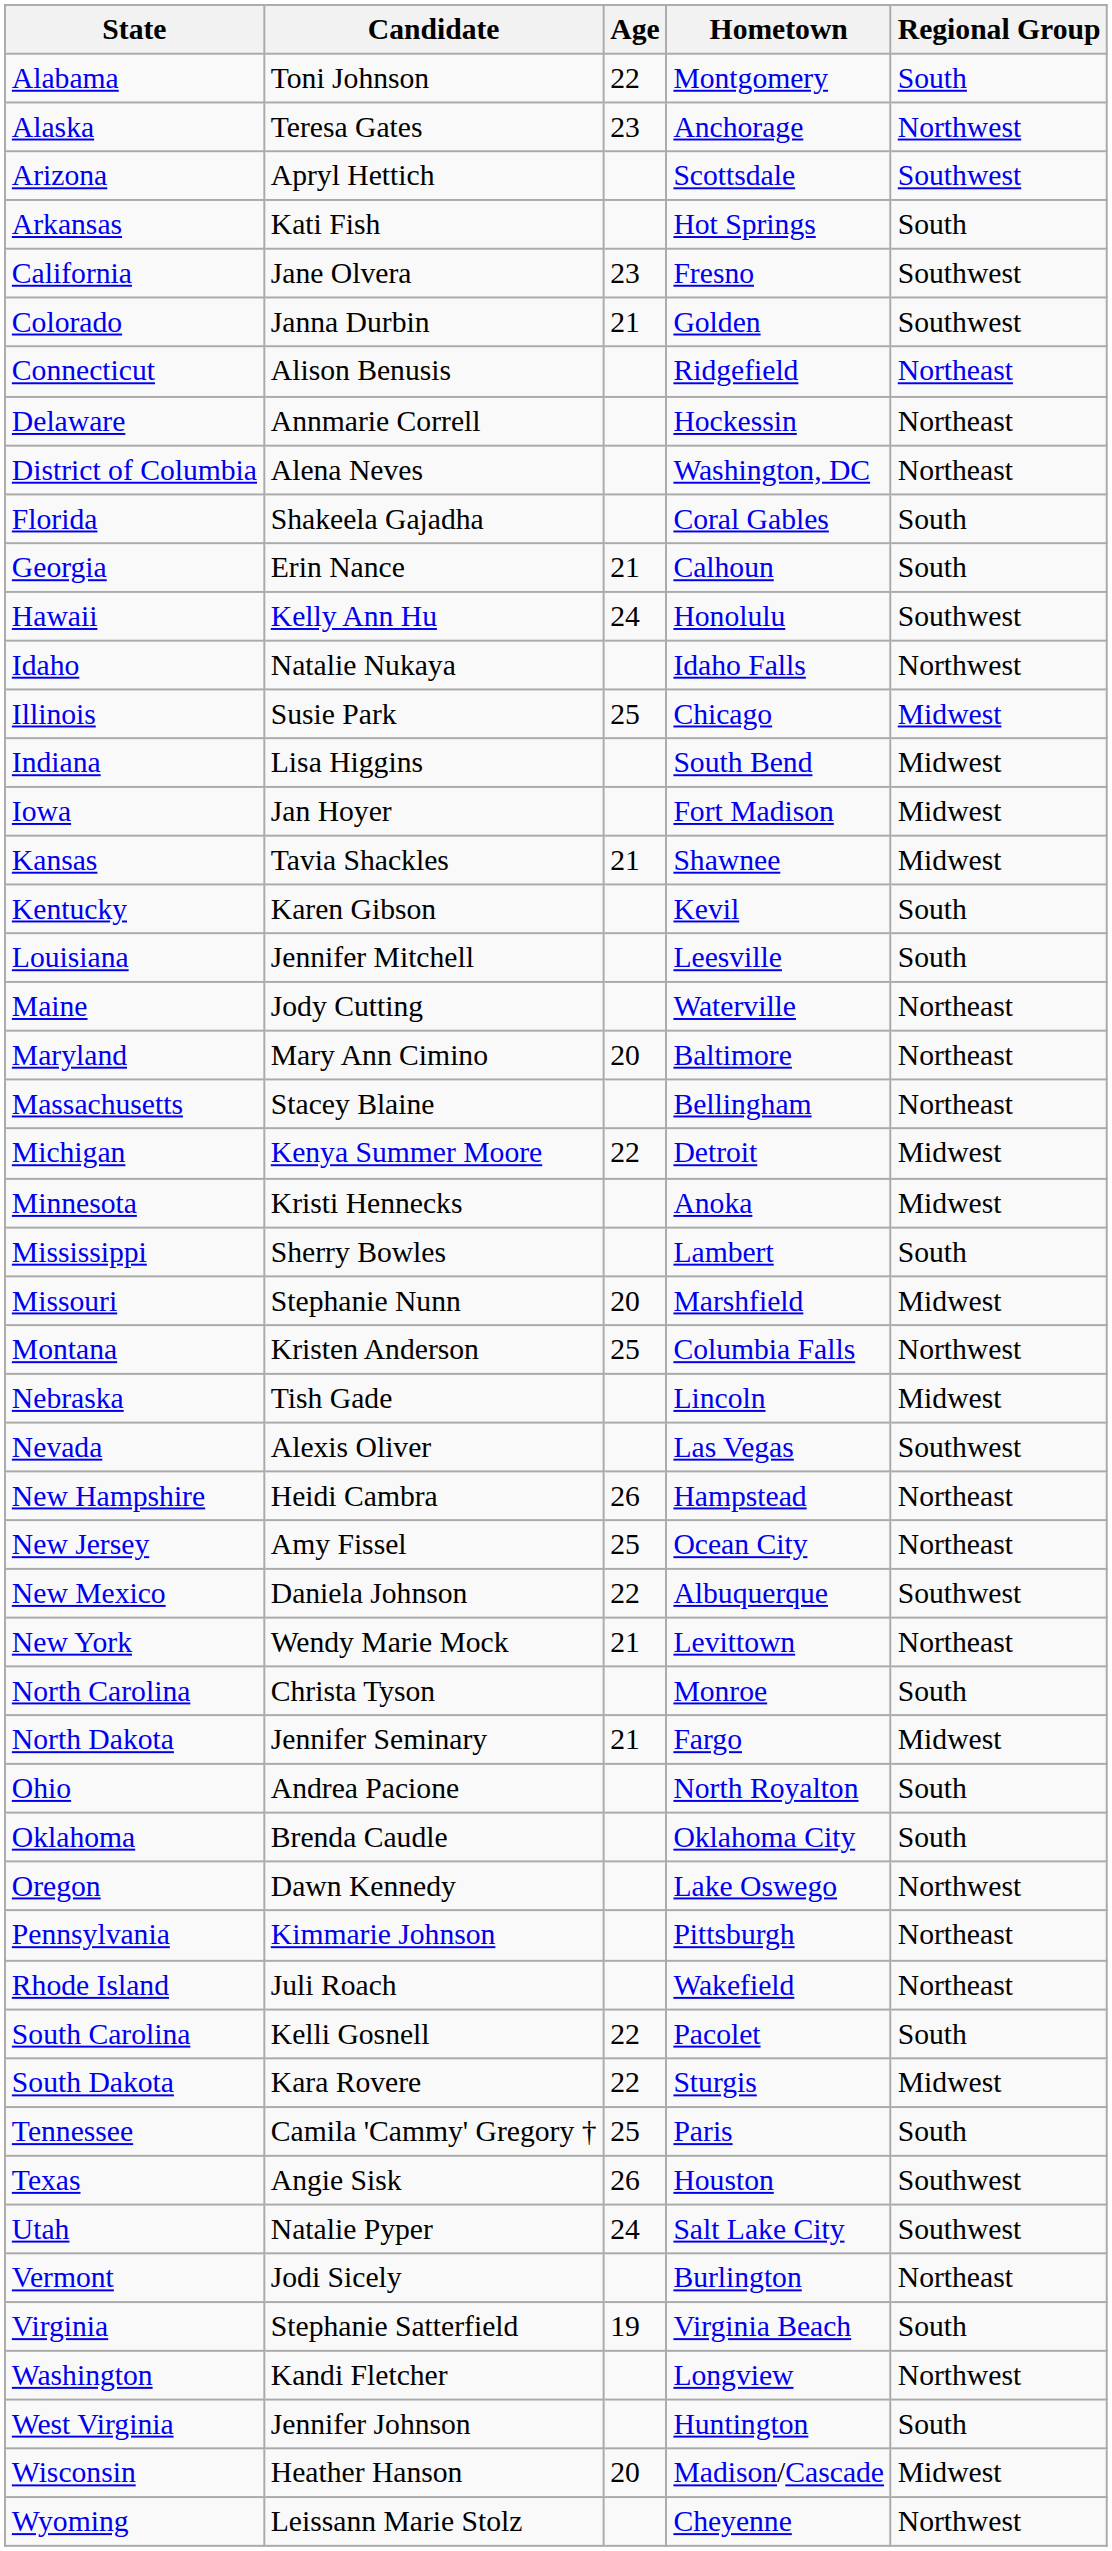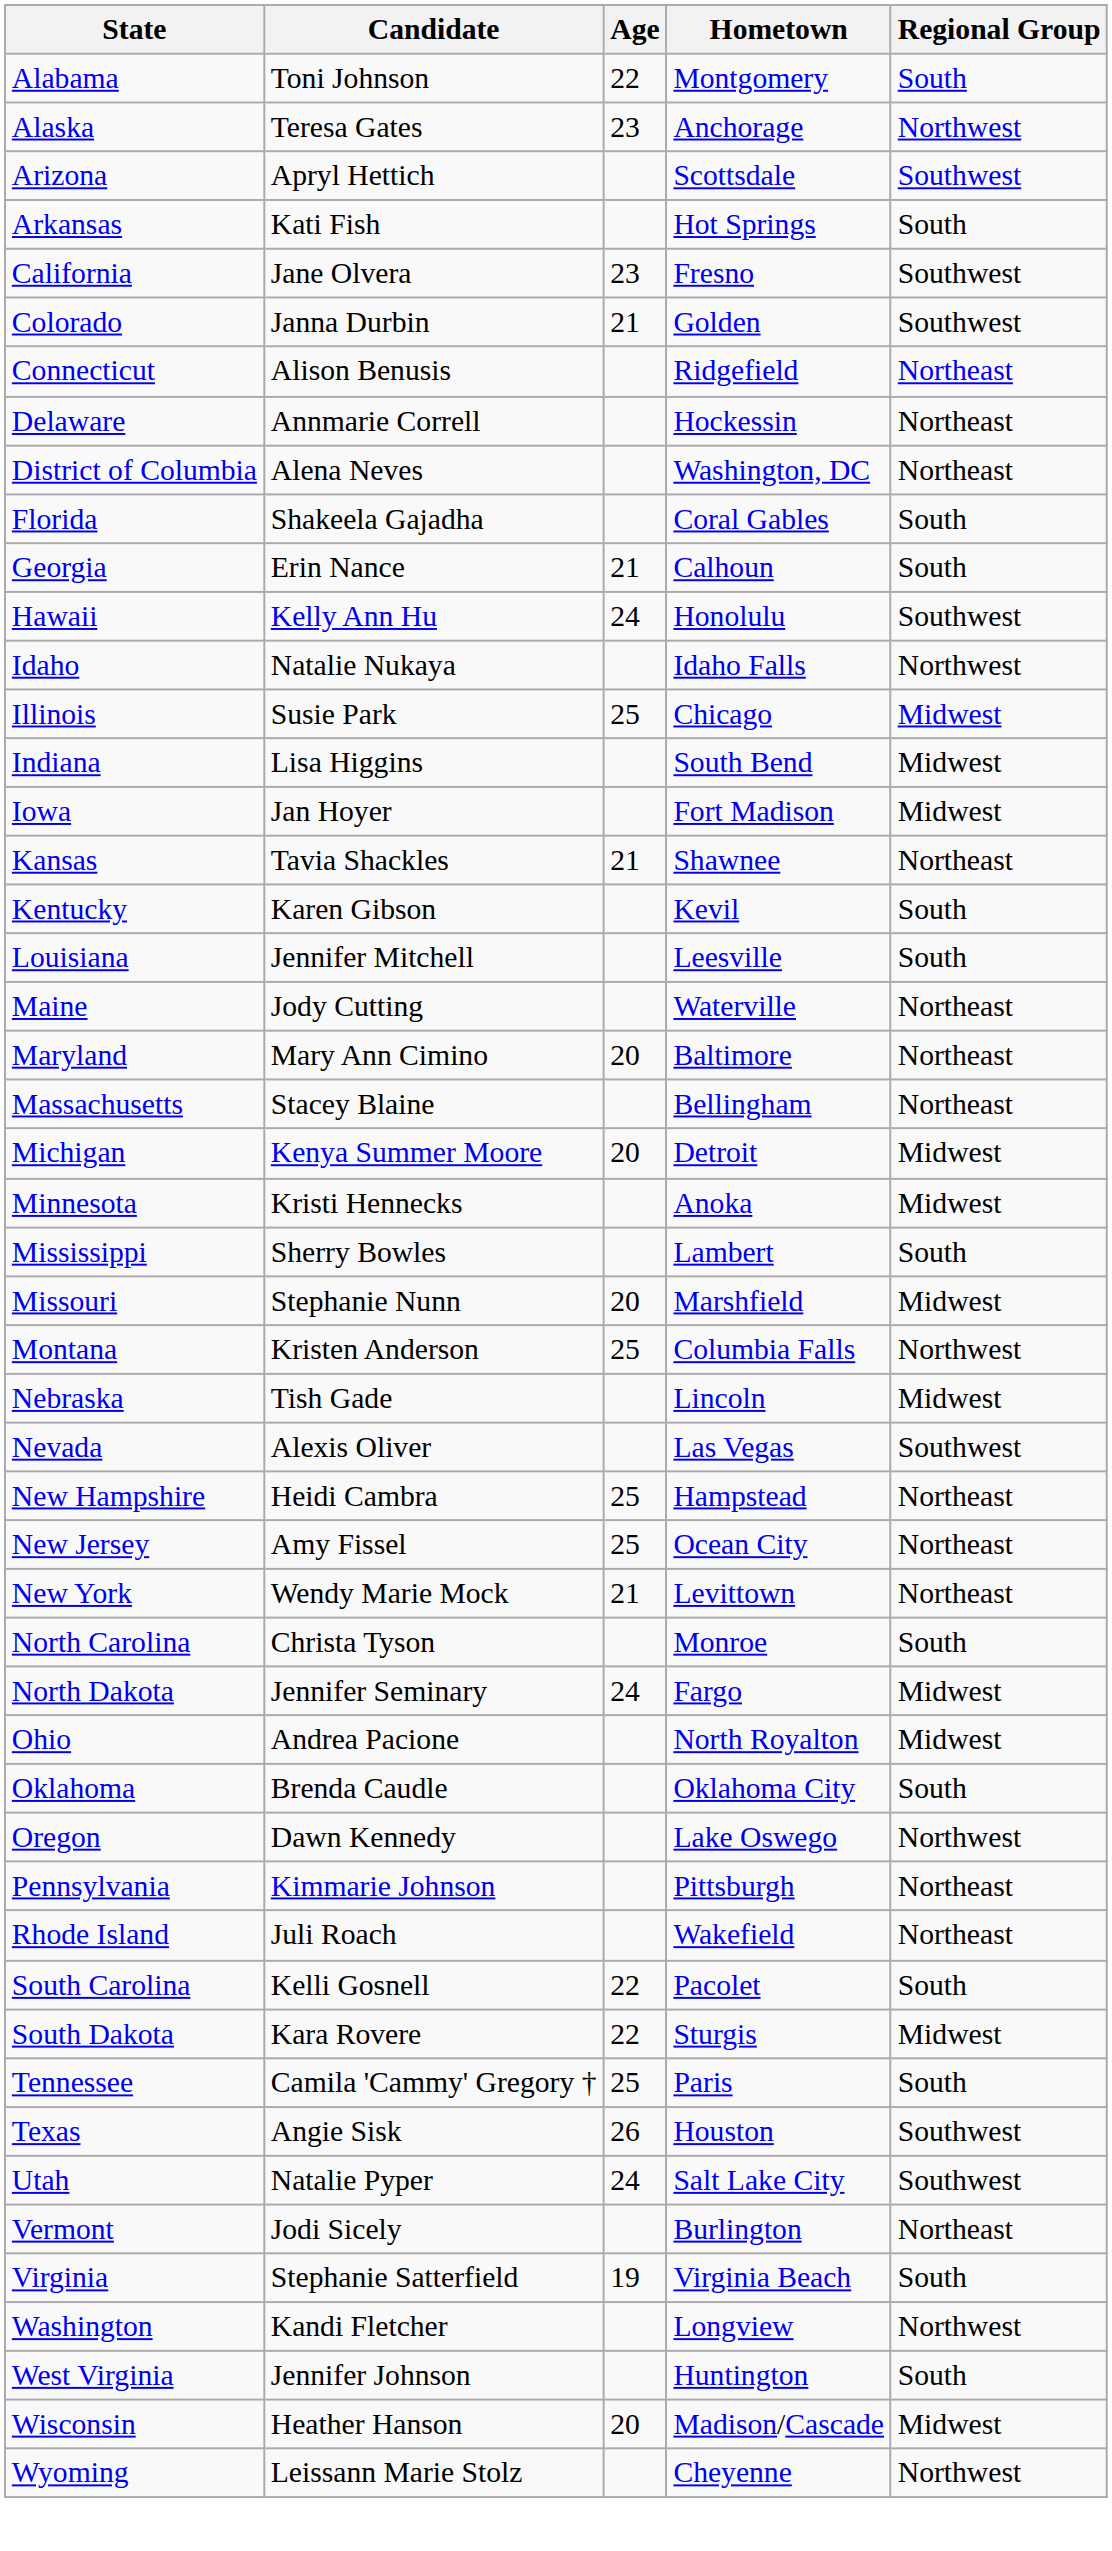(950, 859) Midwest -> (955, 859) Northeast
(625, 1153) 22 -> (625, 1153) 20
(625, 1495) 26 -> (625, 1495) 25
- row: (89, 1593)
(625, 1739) 21 -> (625, 1690) 24
(932, 1788) South -> (950, 1739) Midwest
